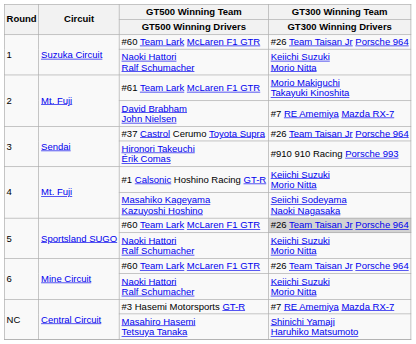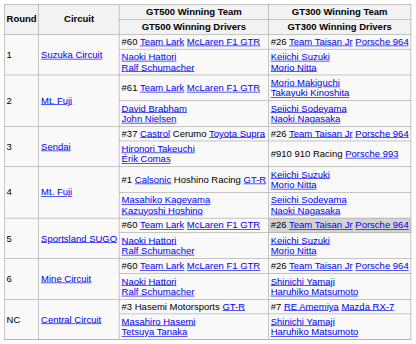(332, 114) #7 RE Amemiya Mazda RX-7 -> (309, 114) Seiichi Sodeyama Naoki Nagasaka
(300, 287) Keiichi Suzuki Morio Nitta -> (314, 287) Shinichi Yamaji Haruhiko Matsumoto
